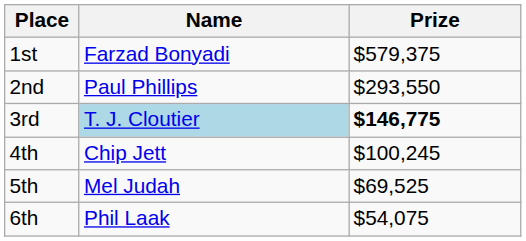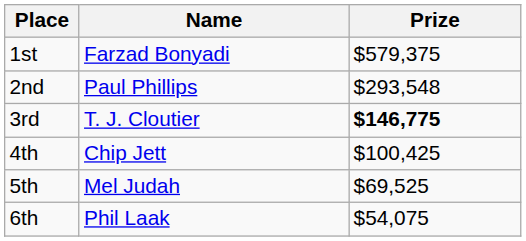(397, 86) $293,550 -> (397, 86) $293,548
(142, 119) lightblue background -> (142, 119) no background
(397, 152) $100,245 -> (397, 152) $100,425
